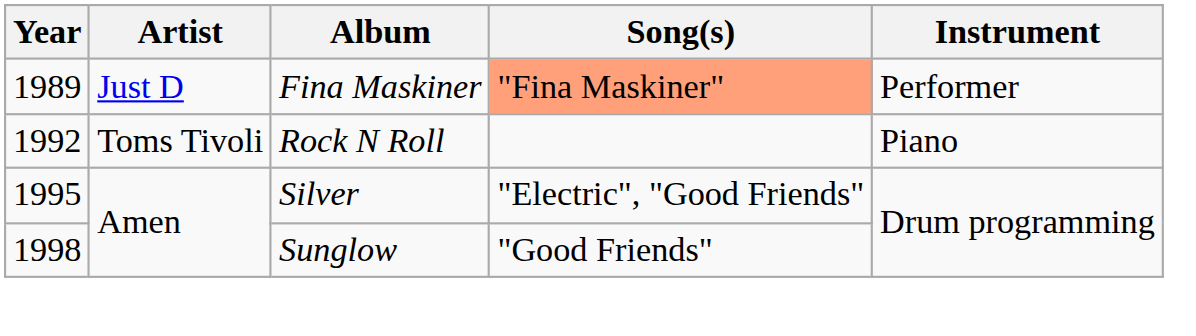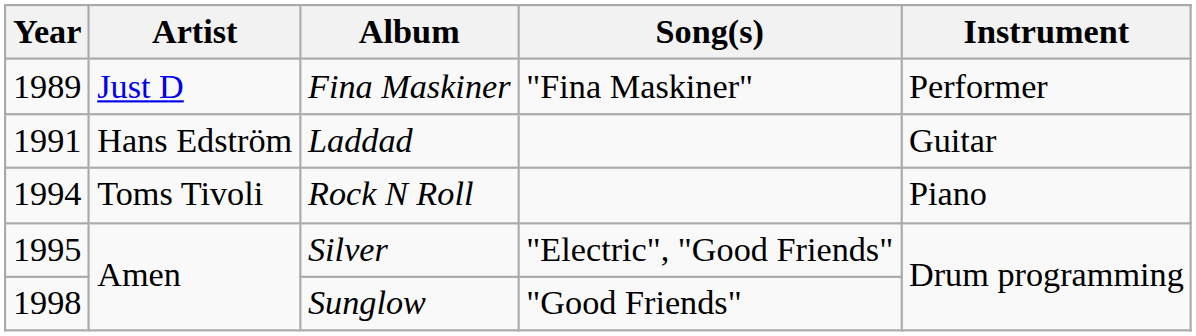(611, 85) lightsalmon background -> (640, 85) no background
+ row: (360, 140)
(47, 140) 1992 -> (47, 194) 1994
